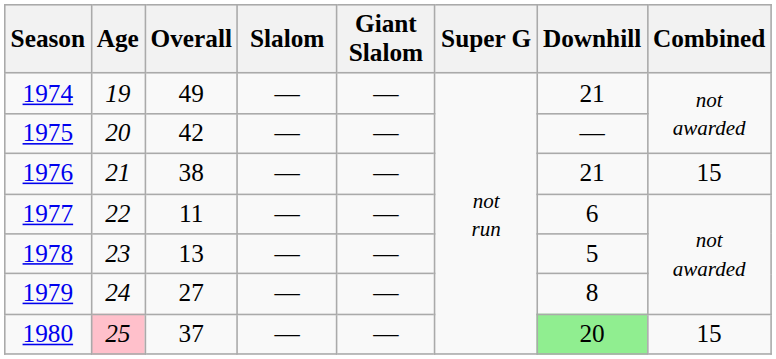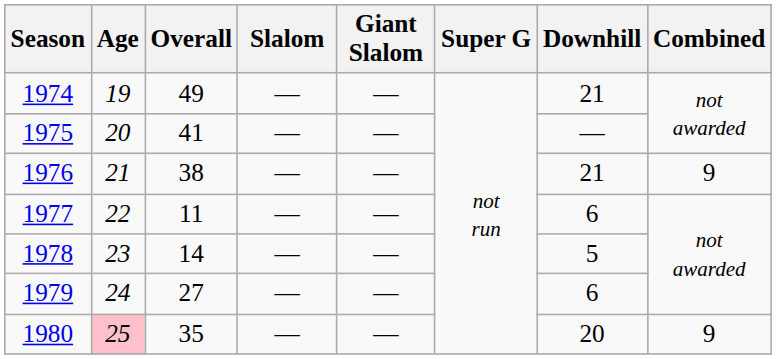(191, 133) 42 -> (191, 133) 41
(709, 173) 15 -> (709, 173) 9
(191, 253) 13 -> (191, 253) 14
(592, 293) 8 -> (592, 293) 6
(191, 333) 37 -> (191, 333) 35
(592, 333) lightgreen background -> (592, 333) no background
(709, 333) 15 -> (709, 333) 9
